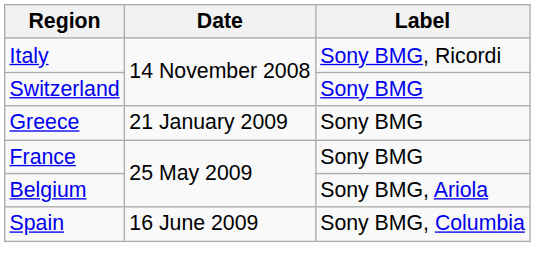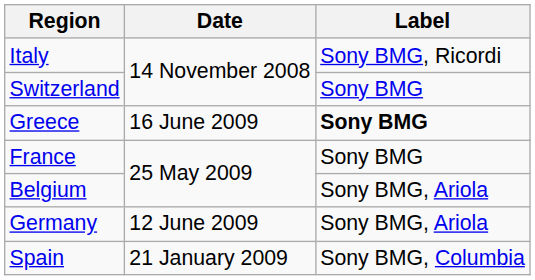(209, 122) 21 January 2009 -> (194, 122) 16 June 2009
(372, 122) normal -> (374, 122) bold
+ row: (53, 223)
(194, 223) 16 June 2009 -> (209, 257) 21 January 2009
